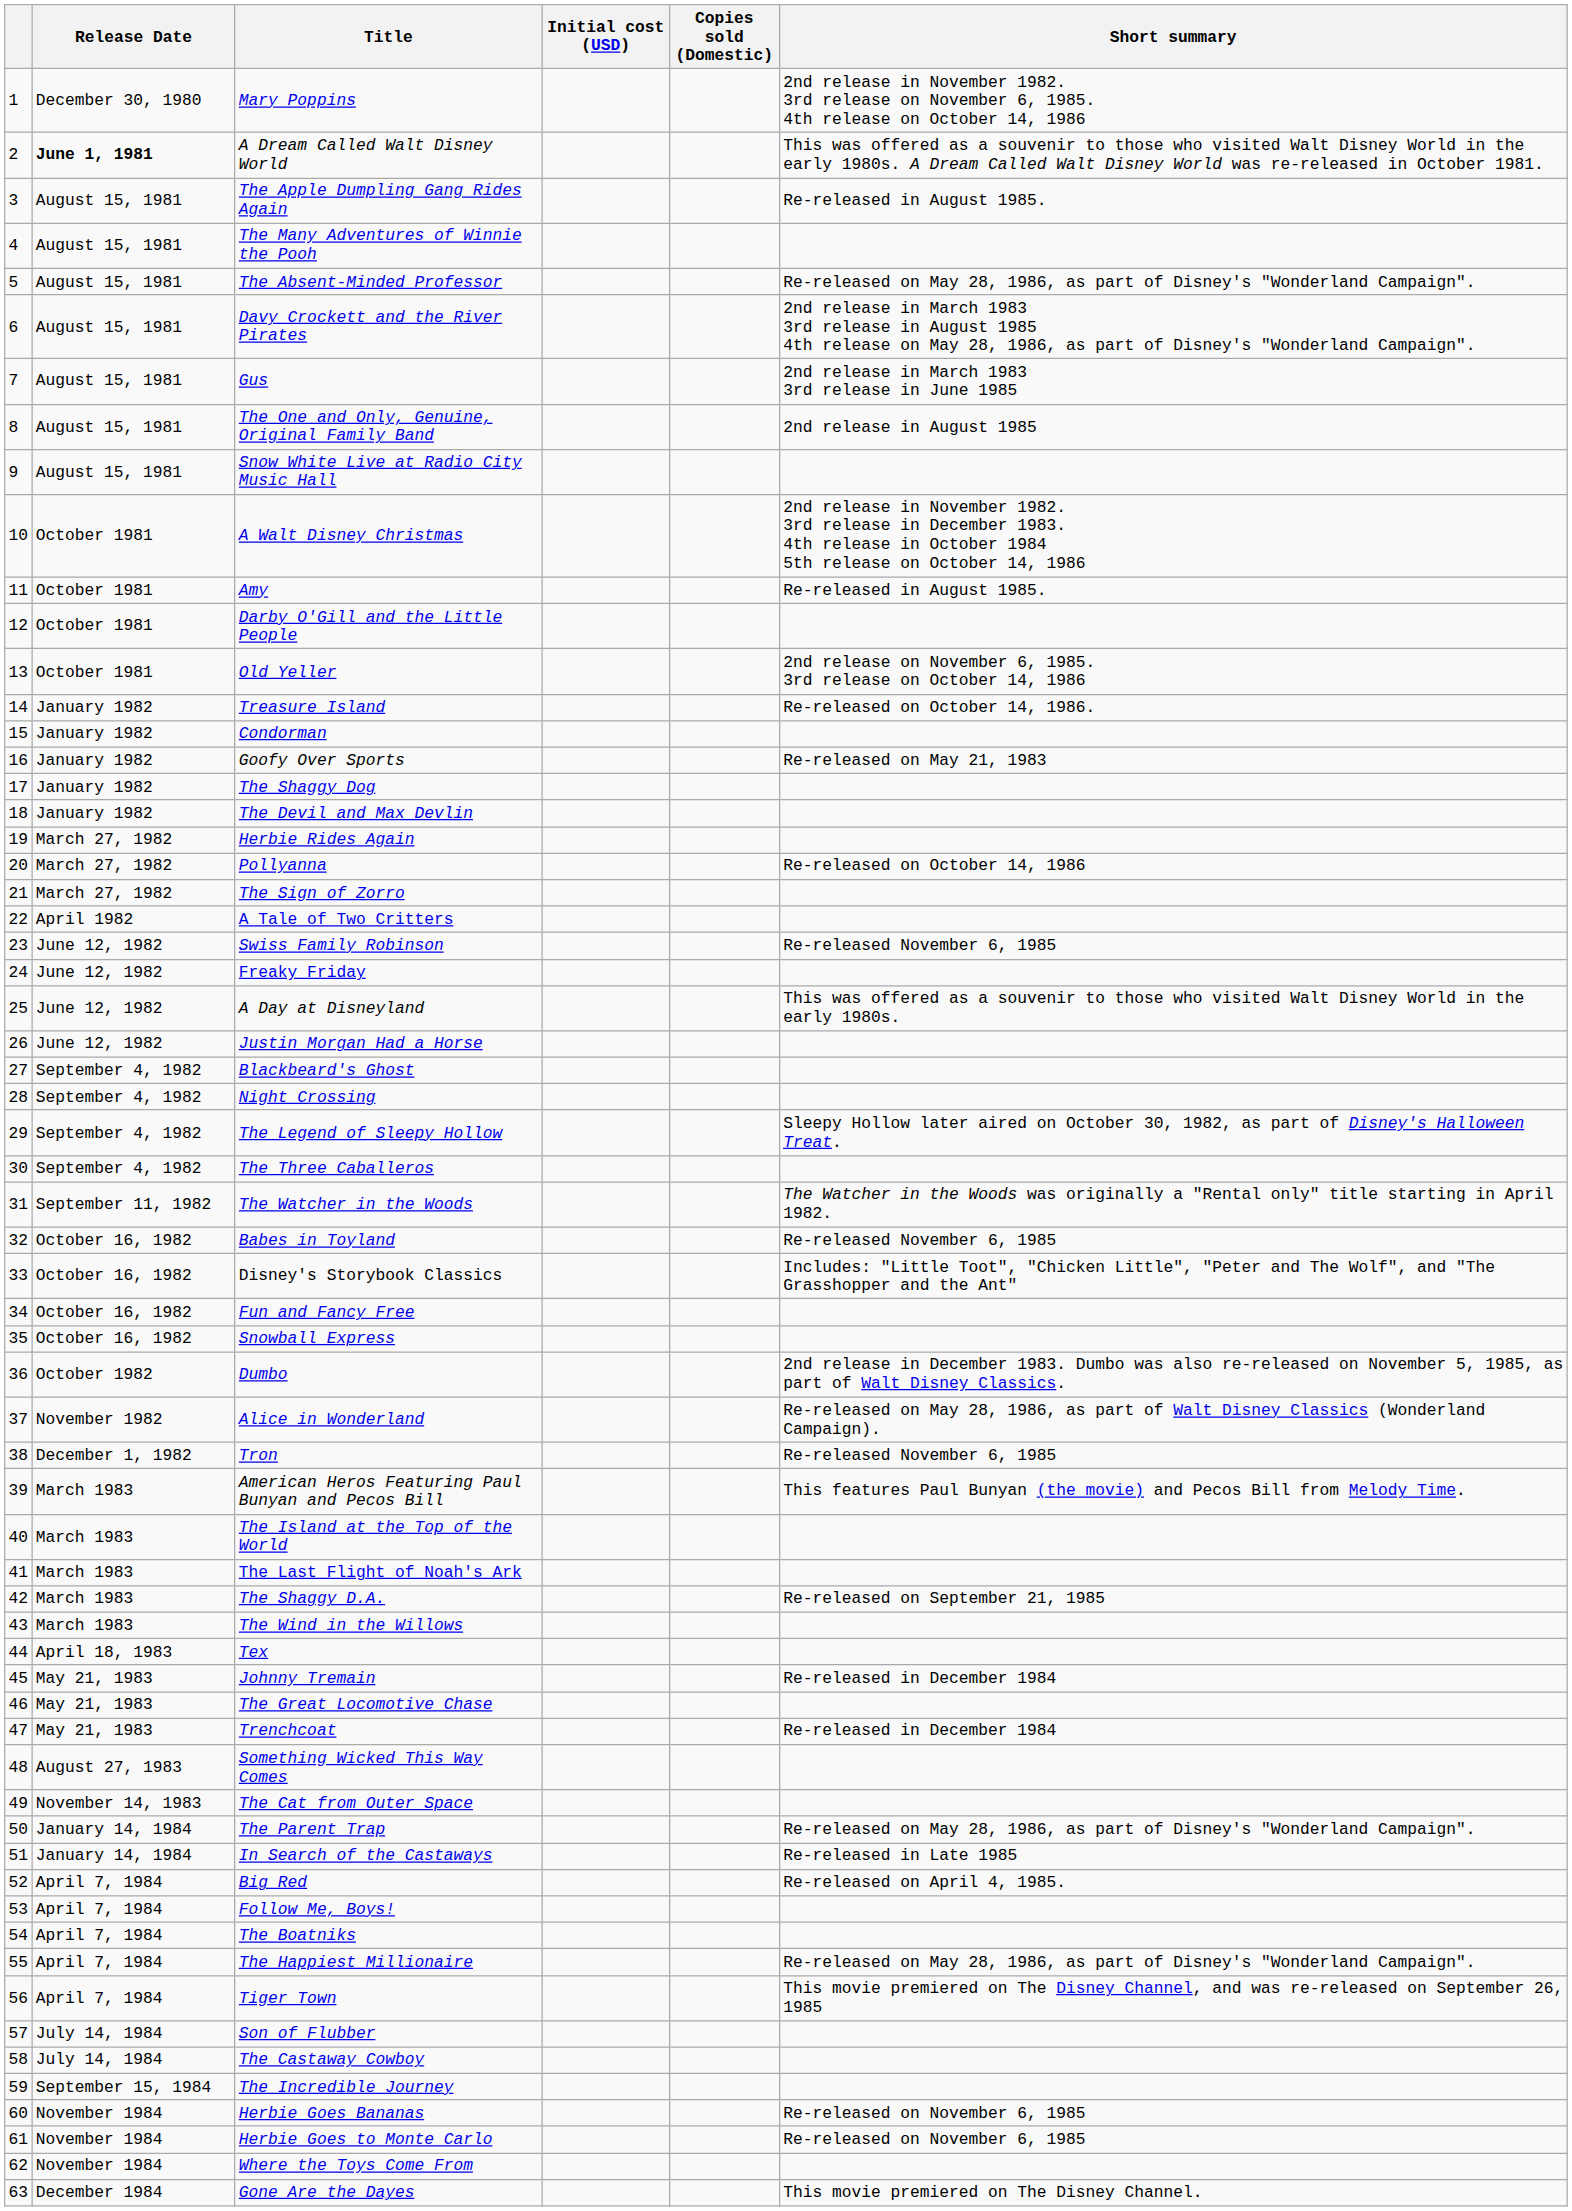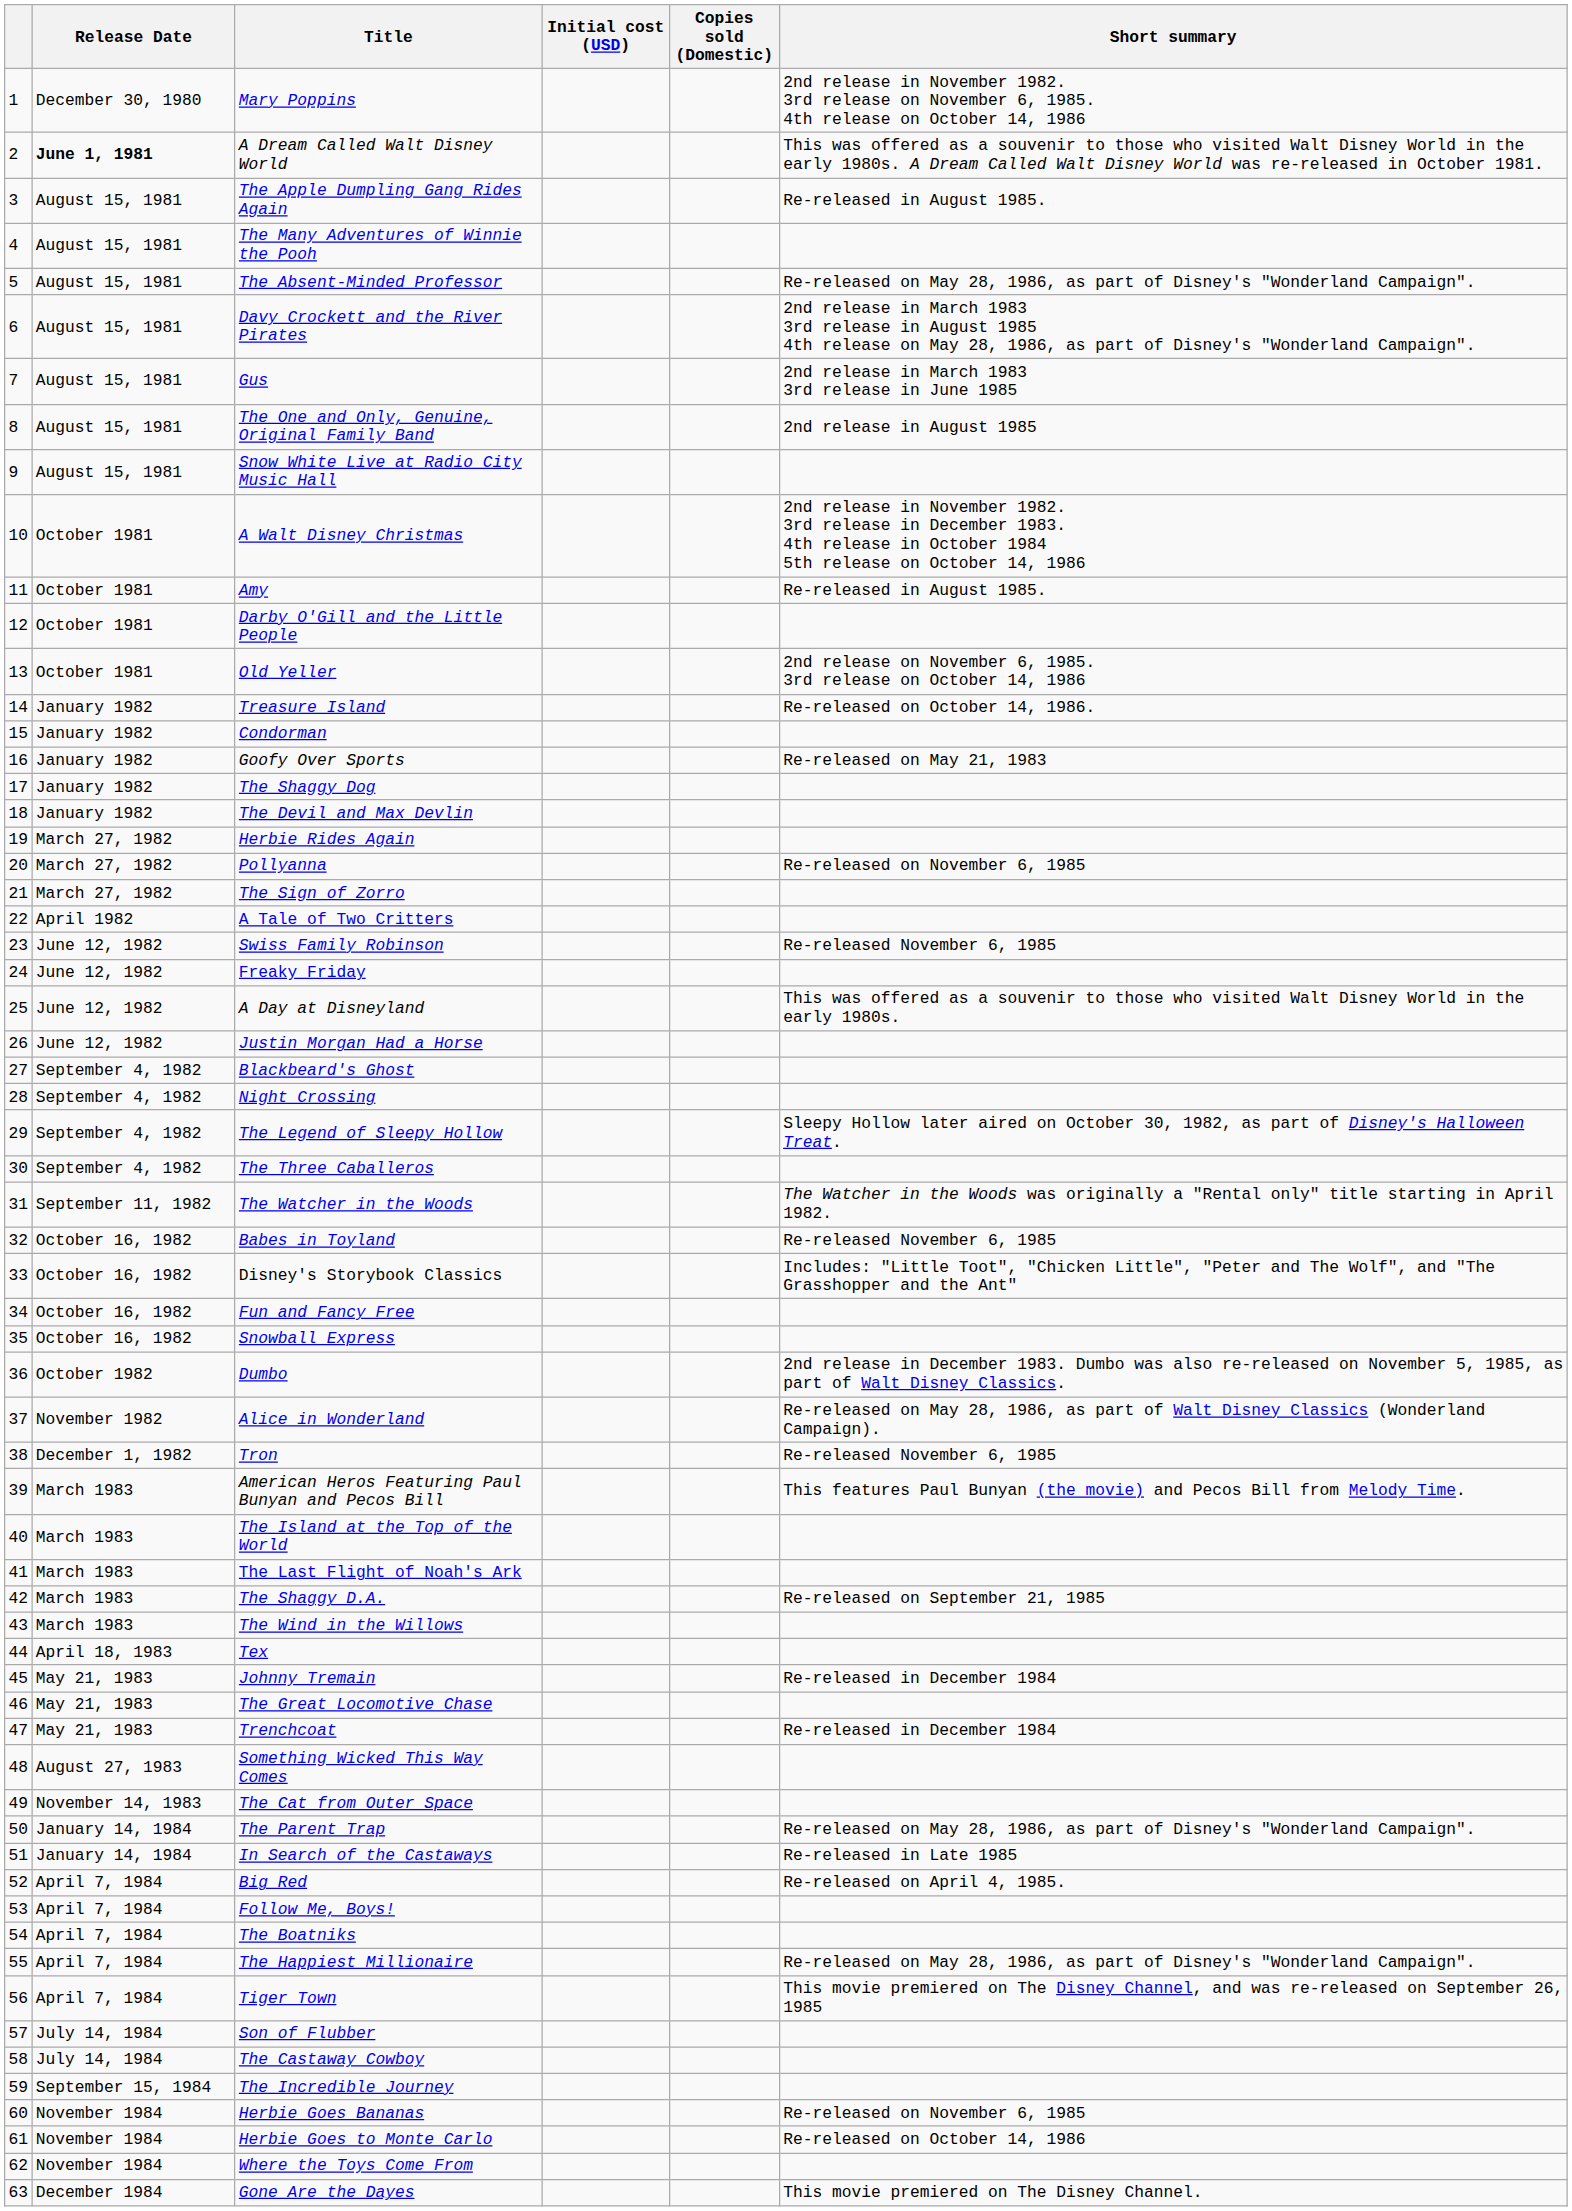(934, 866) Re-released on October 14, 1986 -> (934, 866) Re-released on November 6, 1985
(934, 2140) Re-released on November 6, 1985 -> (934, 2140) Re-released on October 14, 1986
